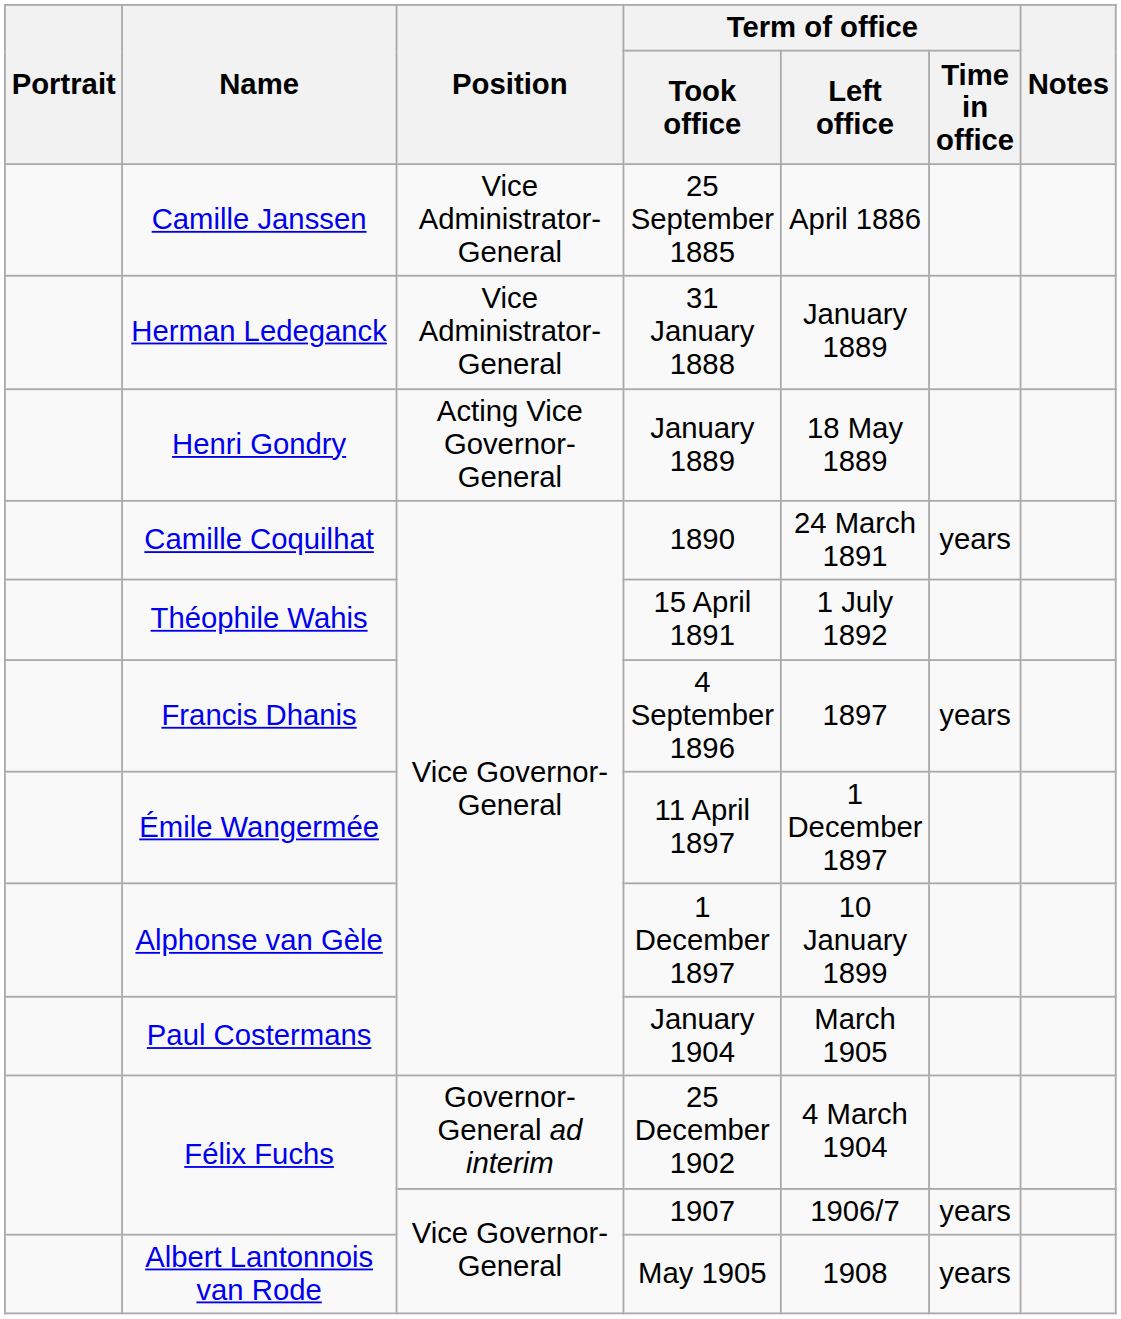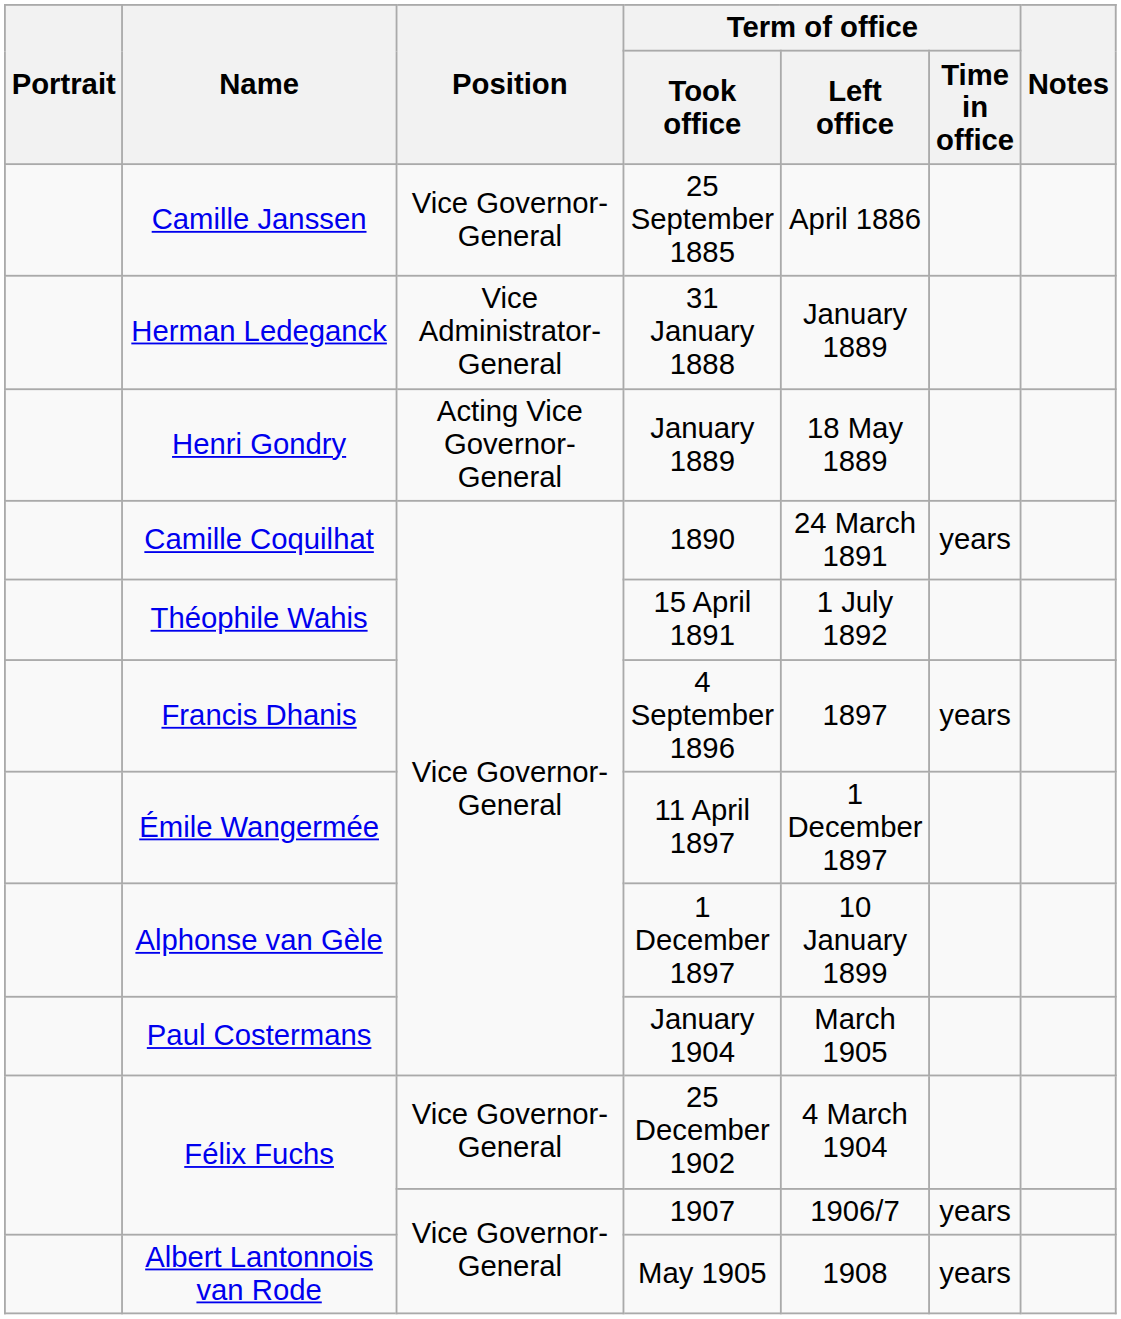(510, 219) Vice Administrator-General -> (510, 219) Vice Governor-General
(510, 1131) Governor-General ad interim -> (510, 1131) Vice Governor-General
